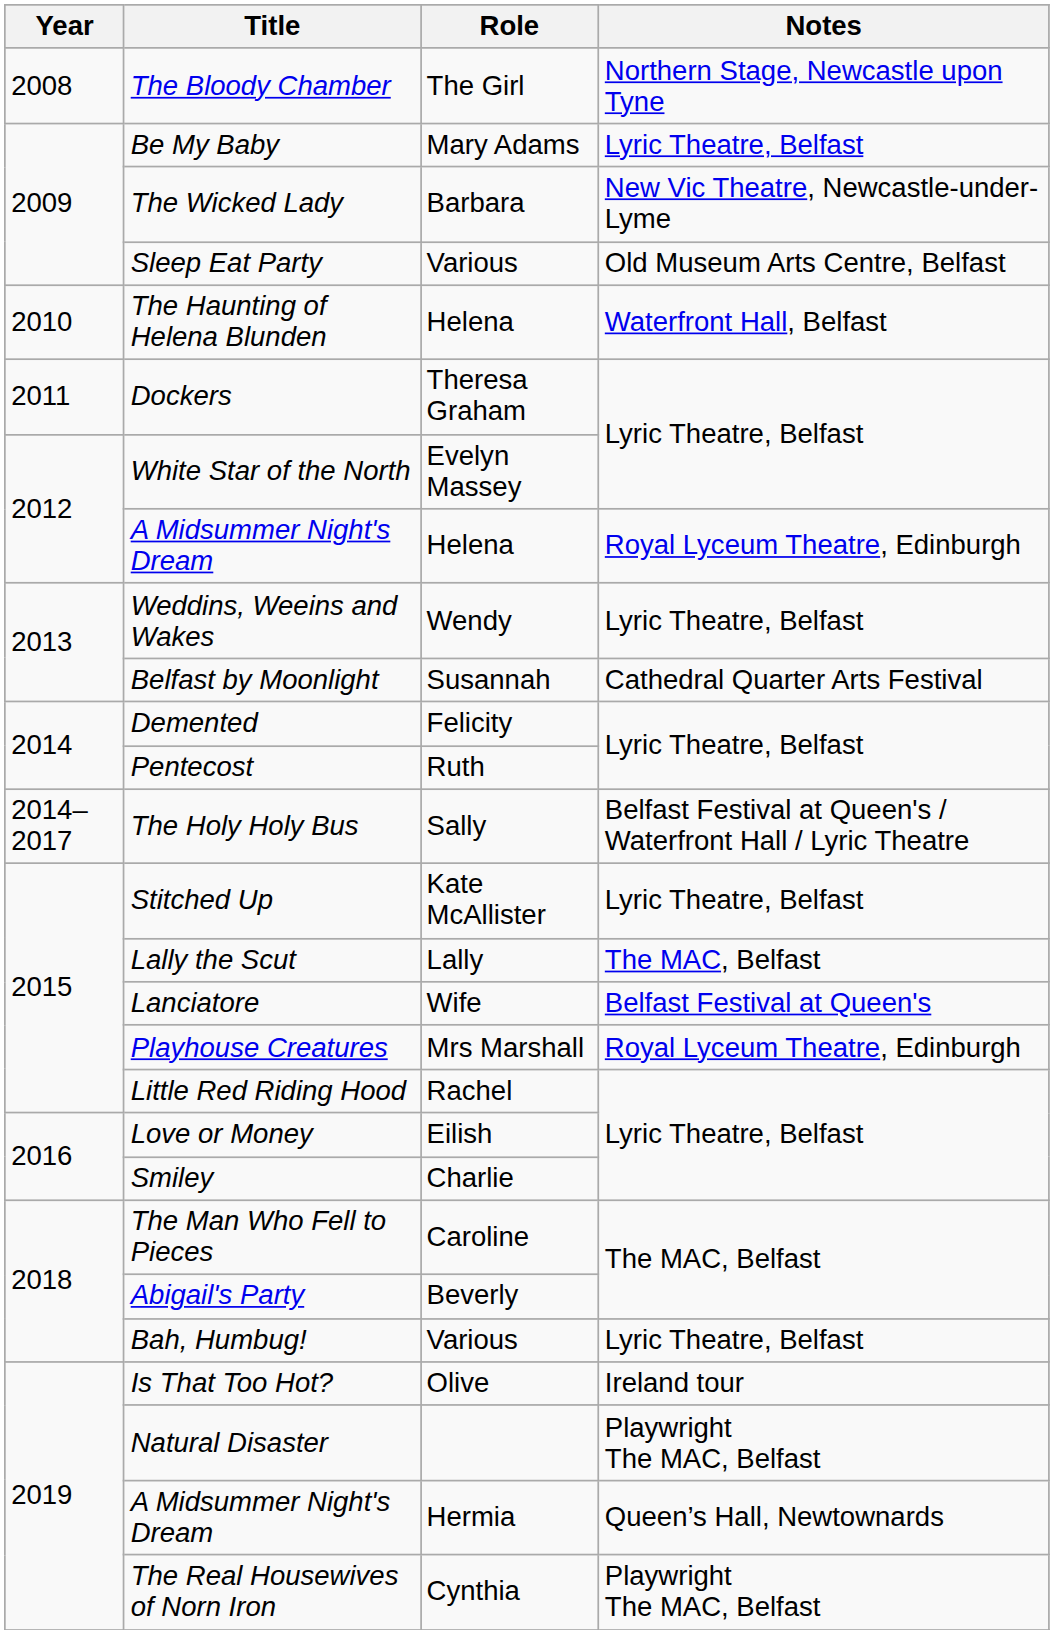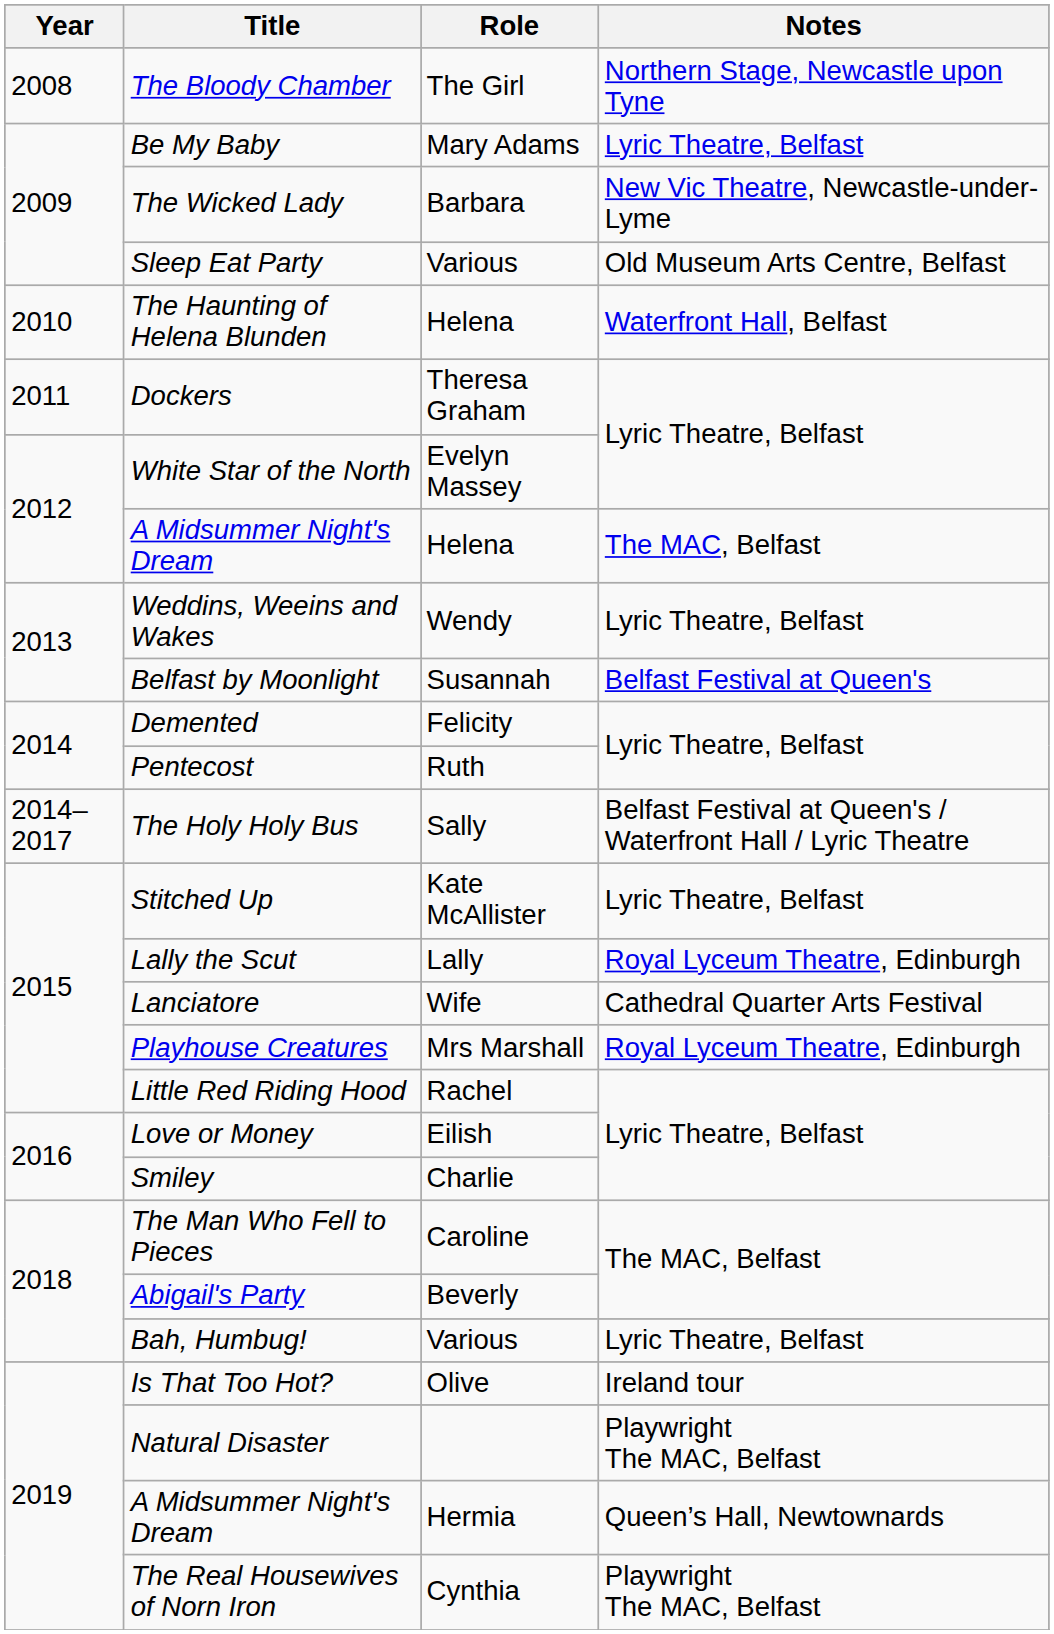(813, 545) Royal Lyceum Theatre, Edinburgh -> (713, 545) The MAC, Belfast
(794, 679) Cathedral Quarter Arts Festival -> (768, 679) Belfast Festival at Queen's
(713, 959) The MAC, Belfast -> (813, 959) Royal Lyceum Theatre, Edinburgh
(768, 1003) Belfast Festival at Queen's -> (794, 1003) Cathedral Quarter Arts Festival
